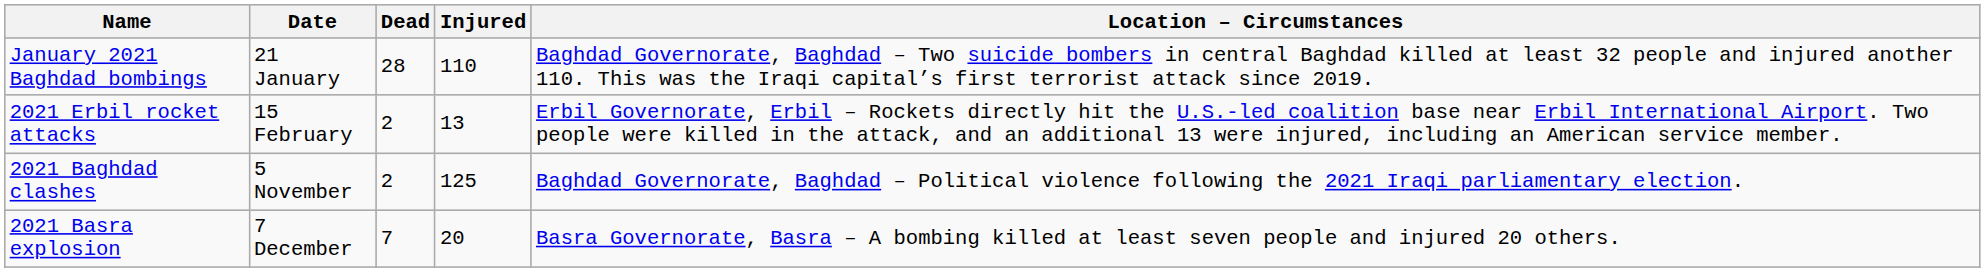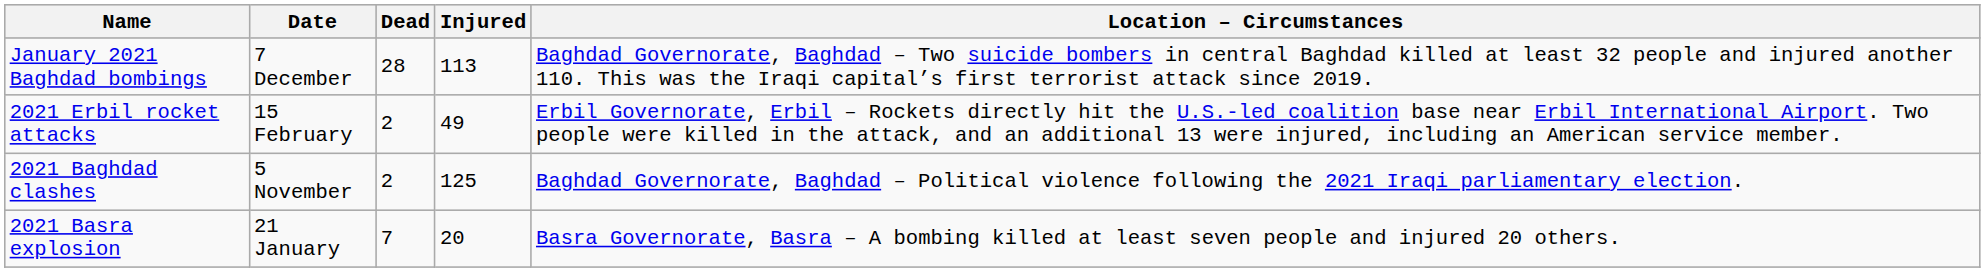(297, 67) 21 January -> (303, 67) 7 December
(458, 67) 110 -> (458, 67) 113
(452, 124) 13 -> (452, 124) 49
(303, 238) 7 December -> (297, 238) 21 January
